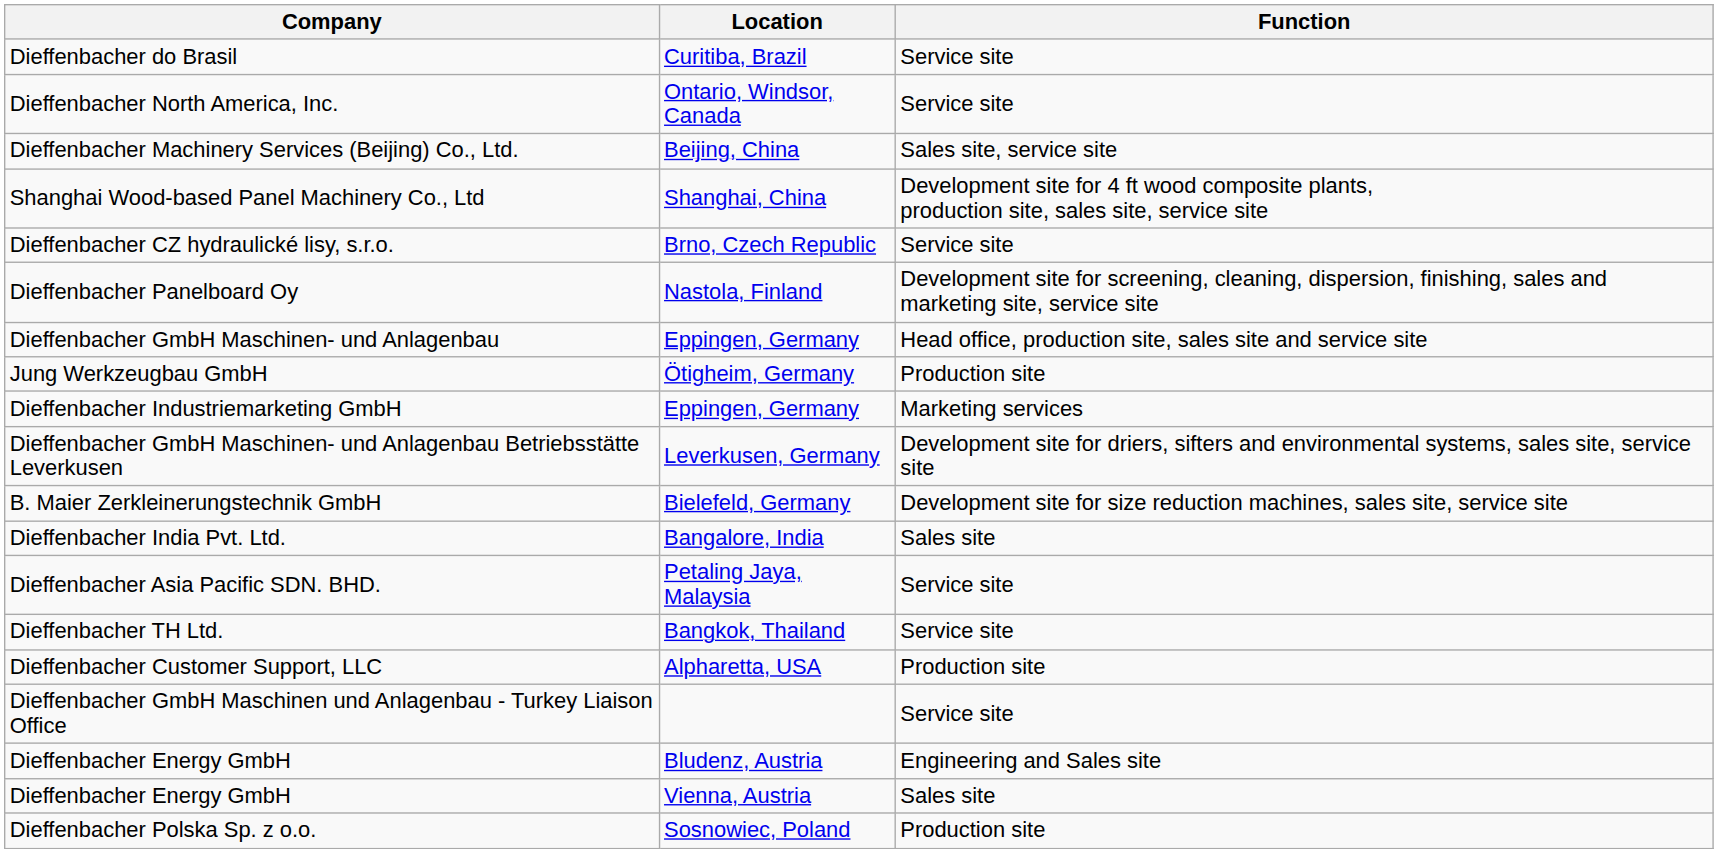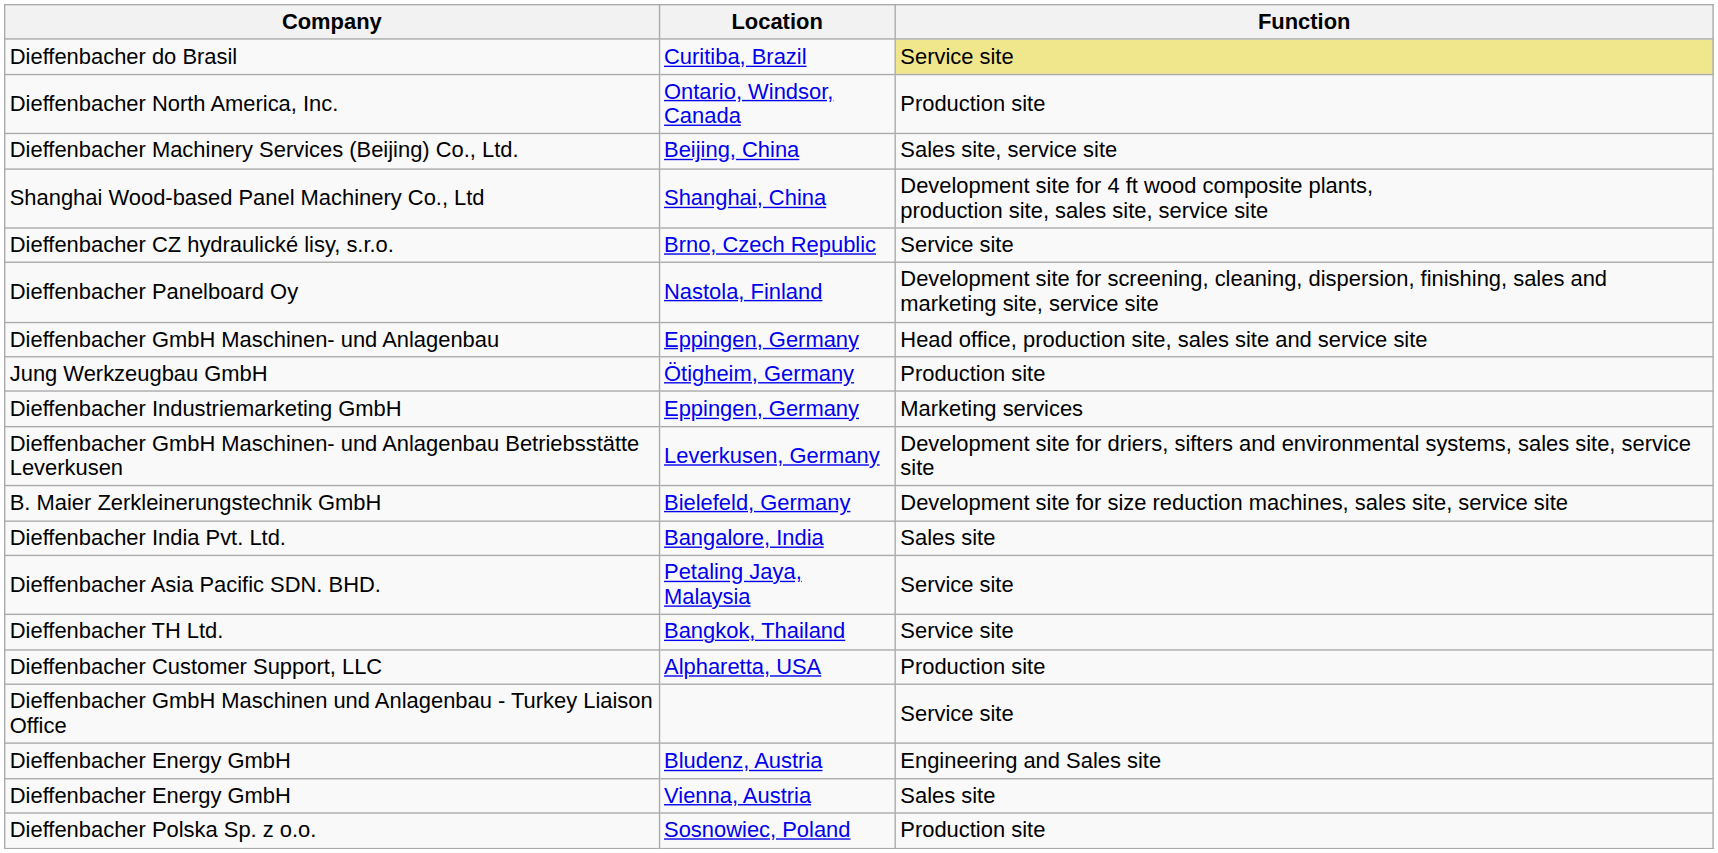(957, 56) no background -> (957, 56) khaki background
(957, 103) Service site -> (973, 103) Production site
